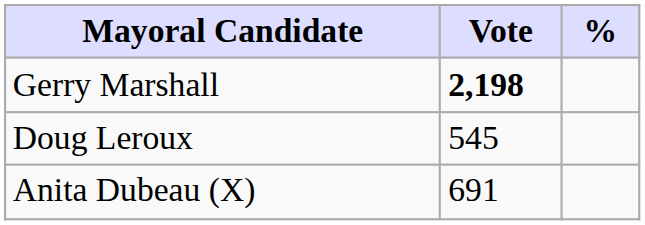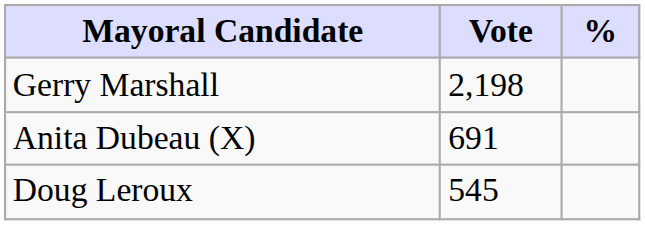(486, 84) bold -> (486, 84) normal
rows swapped: (134, 191) <-> (103, 137)
